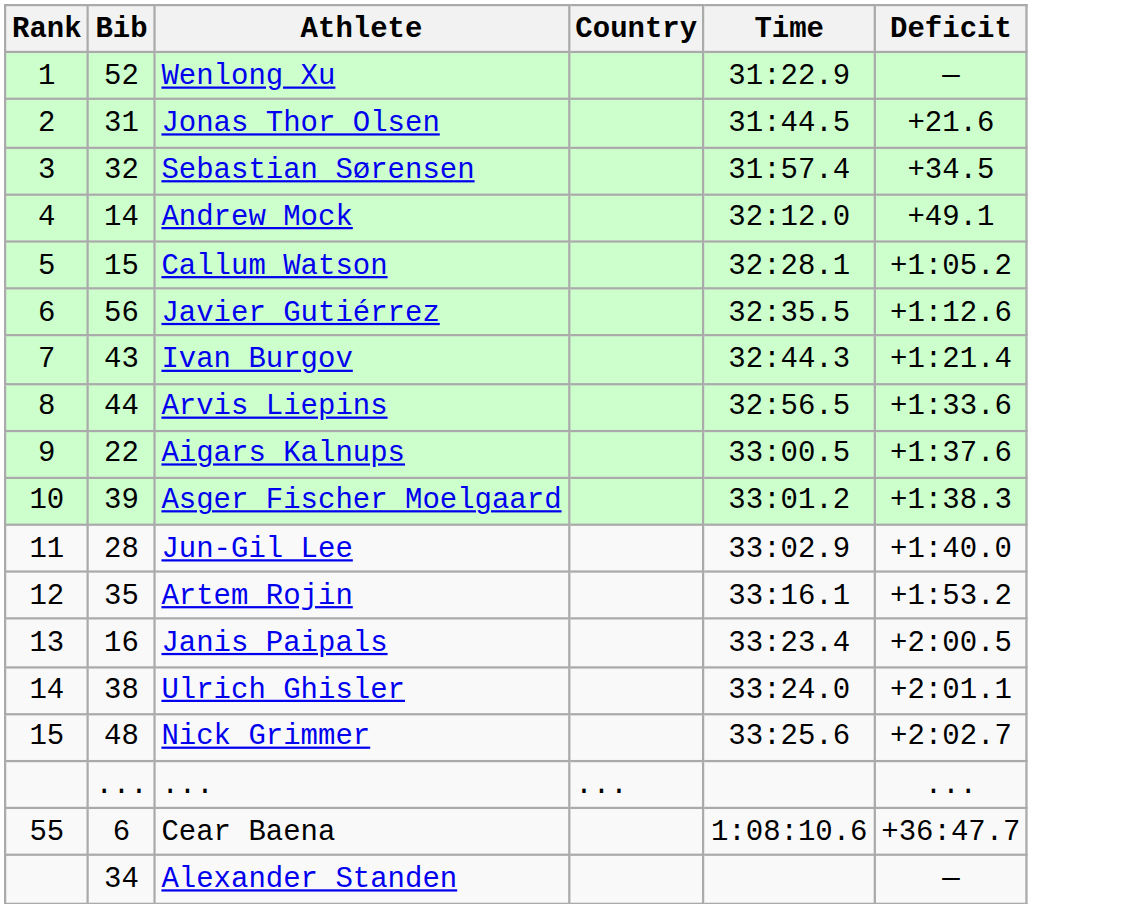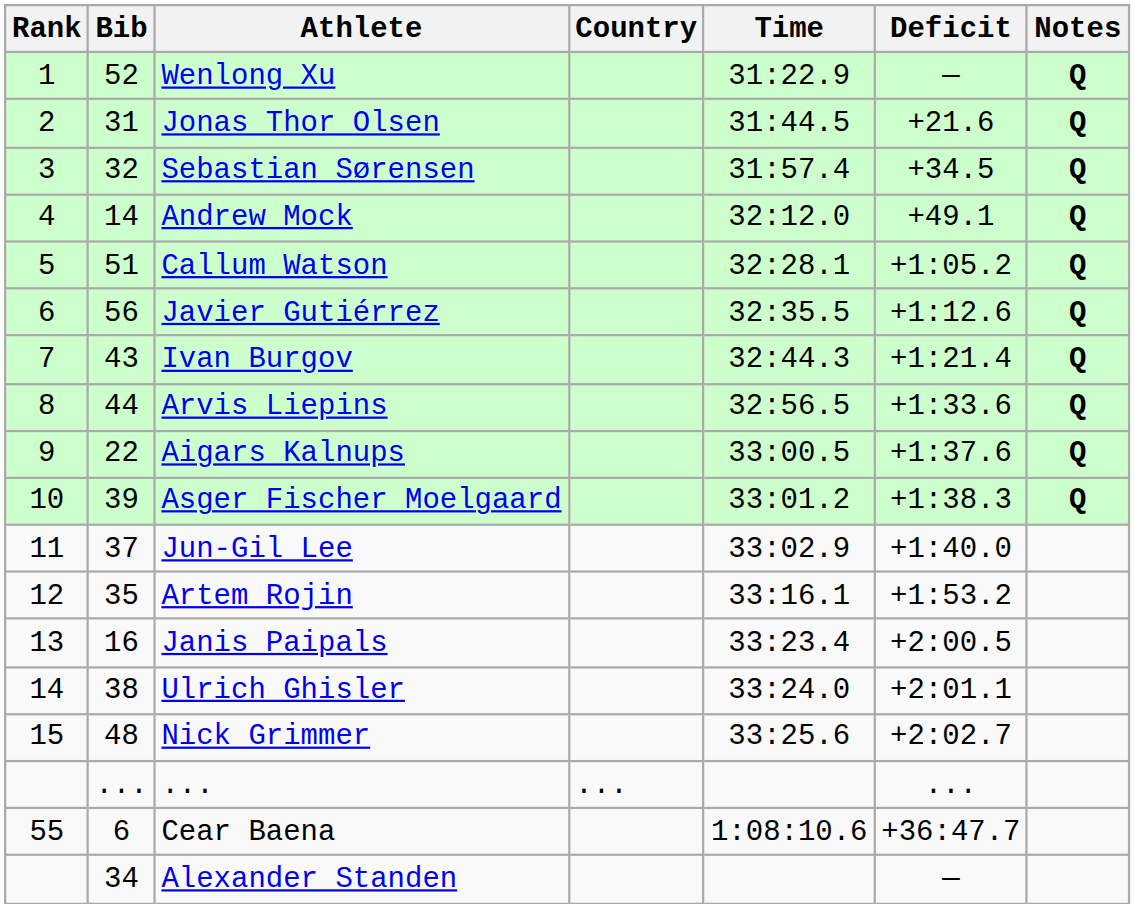+ column: (1078, 29)
(122, 265) 15 -> (122, 265) 51
(122, 548) 28 -> (122, 548) 37
